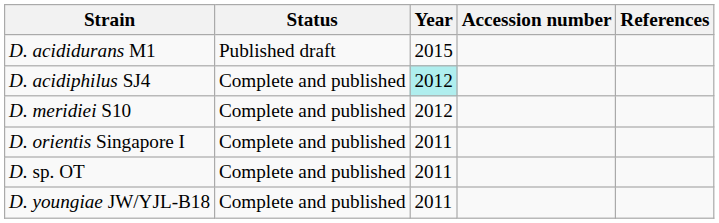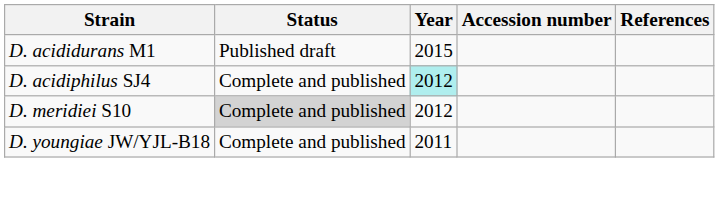(312, 111) no background -> (312, 111) lightgrey background
- row: (97, 141)
- row: (47, 171)
